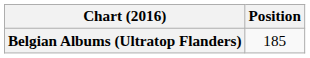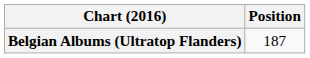(275, 40) 185 -> (275, 40) 187
